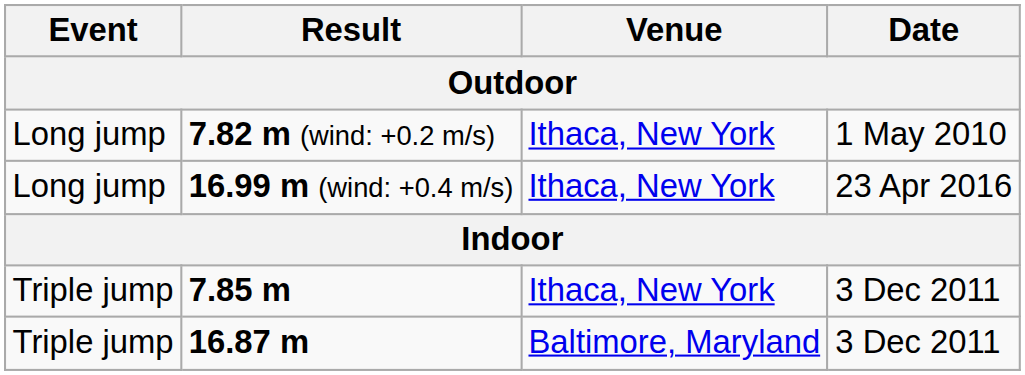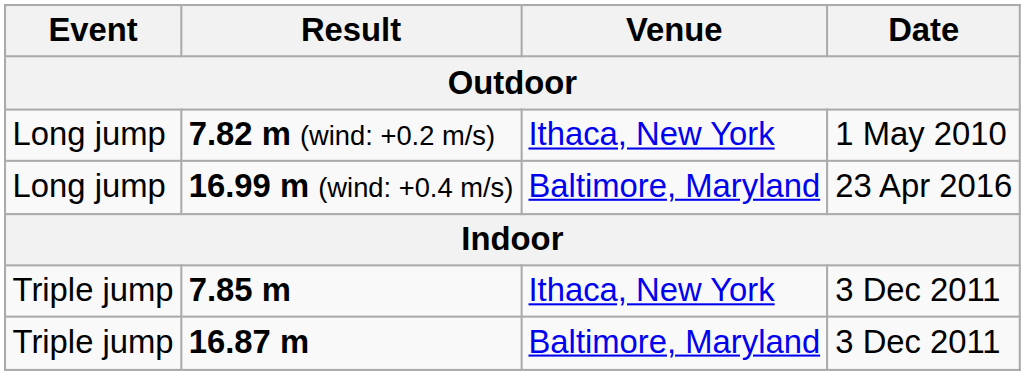(652, 186) Ithaca, New York -> (674, 186) Baltimore, Maryland
